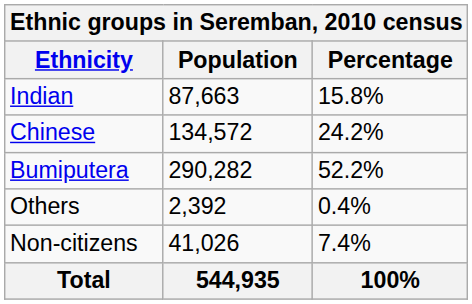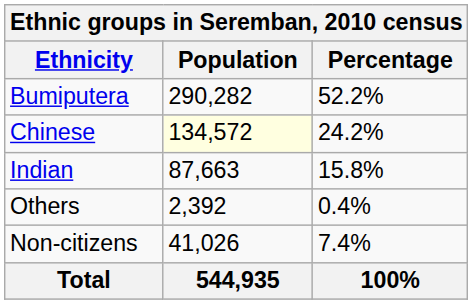rows swapped: (69, 170) <-> (42, 96)
(210, 133) no background -> (210, 133) lightyellow background
